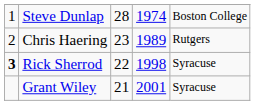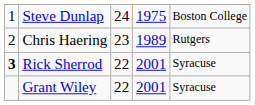(122, 16) 28 -> (122, 16) 24
(151, 16) 1974 -> (151, 16) 1975
(151, 64) 1998 -> (151, 64) 2001
(122, 87) 21 -> (122, 87) 22
